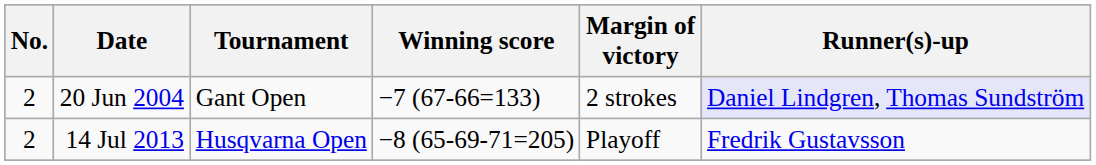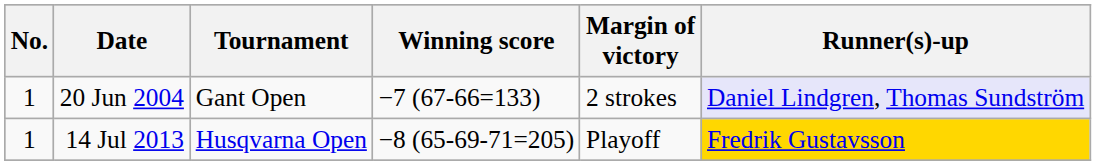(29, 97) 2 -> (29, 97) 1
(29, 139) 2 -> (29, 139) 1
(806, 139) no background -> (806, 139) gold background
